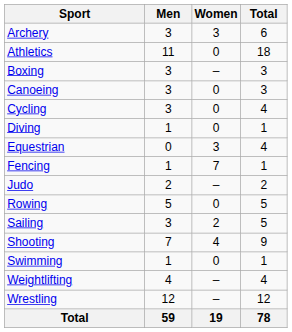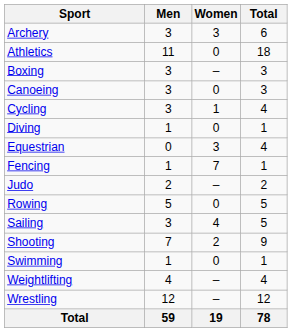(216, 109) 0 -> (216, 109) 1
(216, 223) 2 -> (216, 223) 4
(216, 242) 4 -> (216, 242) 2
